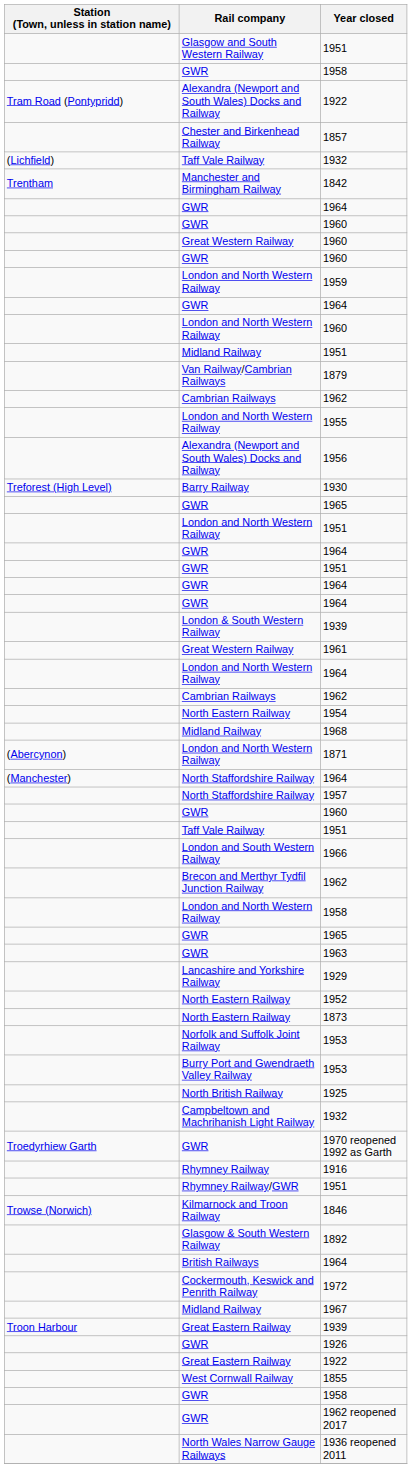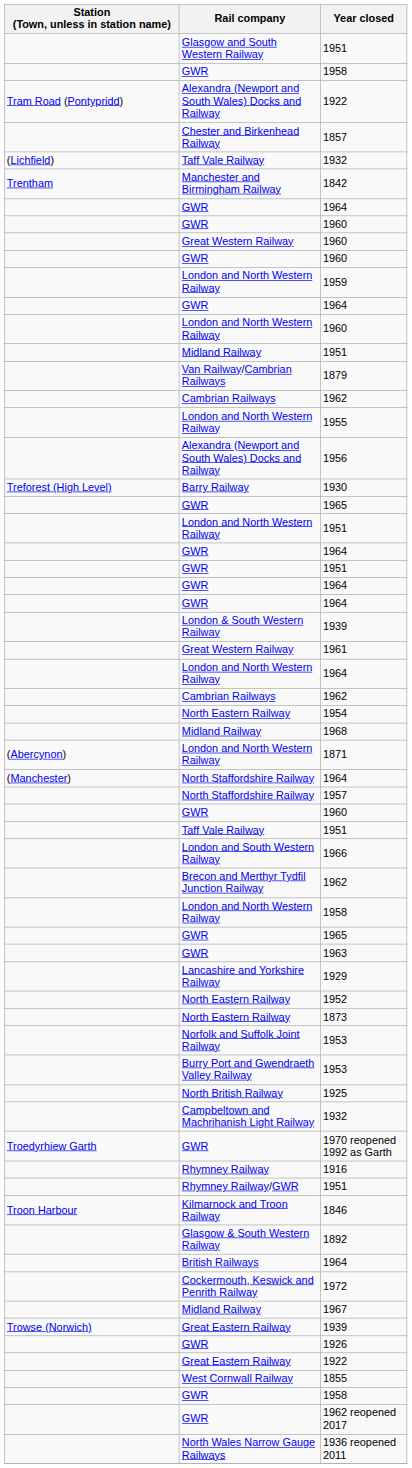(49, 1210) Trowse (Norwich) -> (42, 1210) Troon Harbour
(42, 1327) Troon Harbour -> (49, 1327) Trowse (Norwich)
